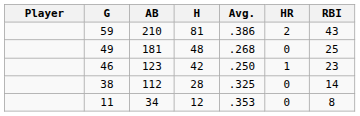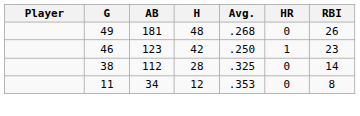- row: (107, 31)
(332, 49) 25 -> (332, 31) 26
